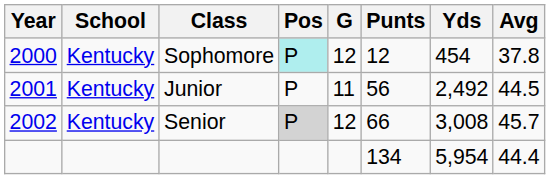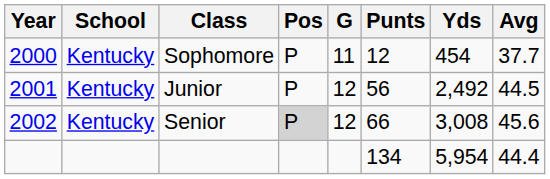(291, 55) paleturquoise background -> (291, 55) no background
(345, 55) 12 -> (344, 55) 11
(519, 55) 37.8 -> (519, 55) 37.7
(344, 88) 11 -> (345, 88) 12
(519, 122) 45.7 -> (519, 122) 45.6
